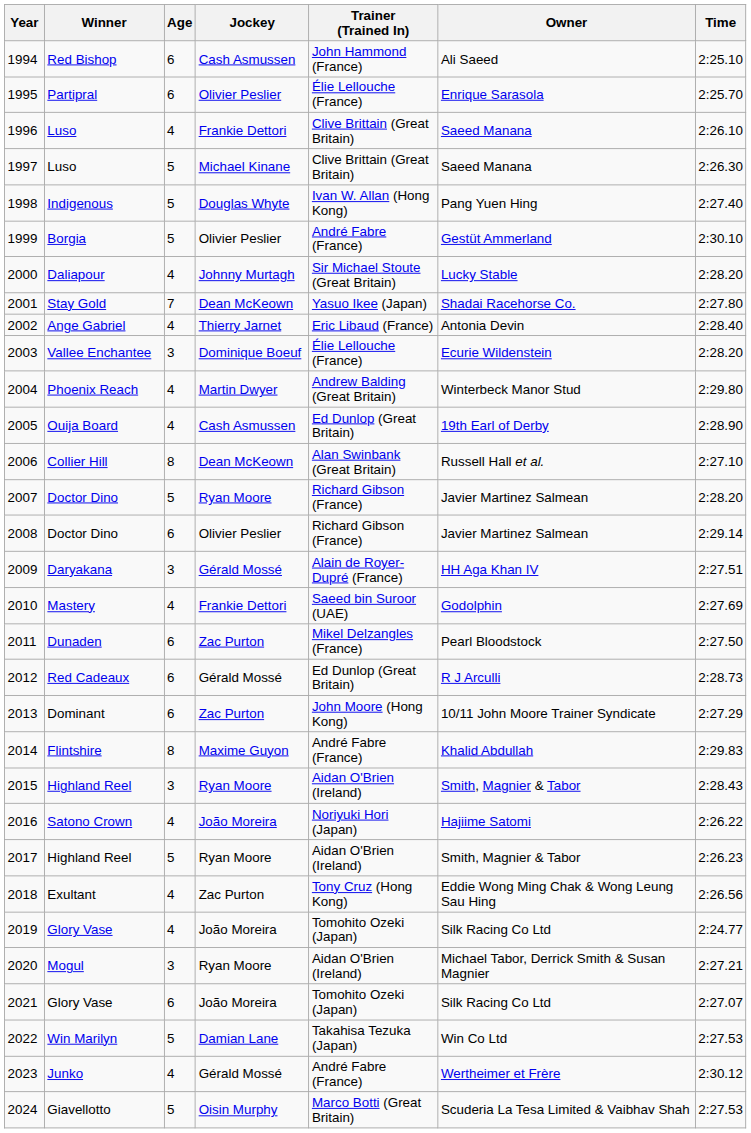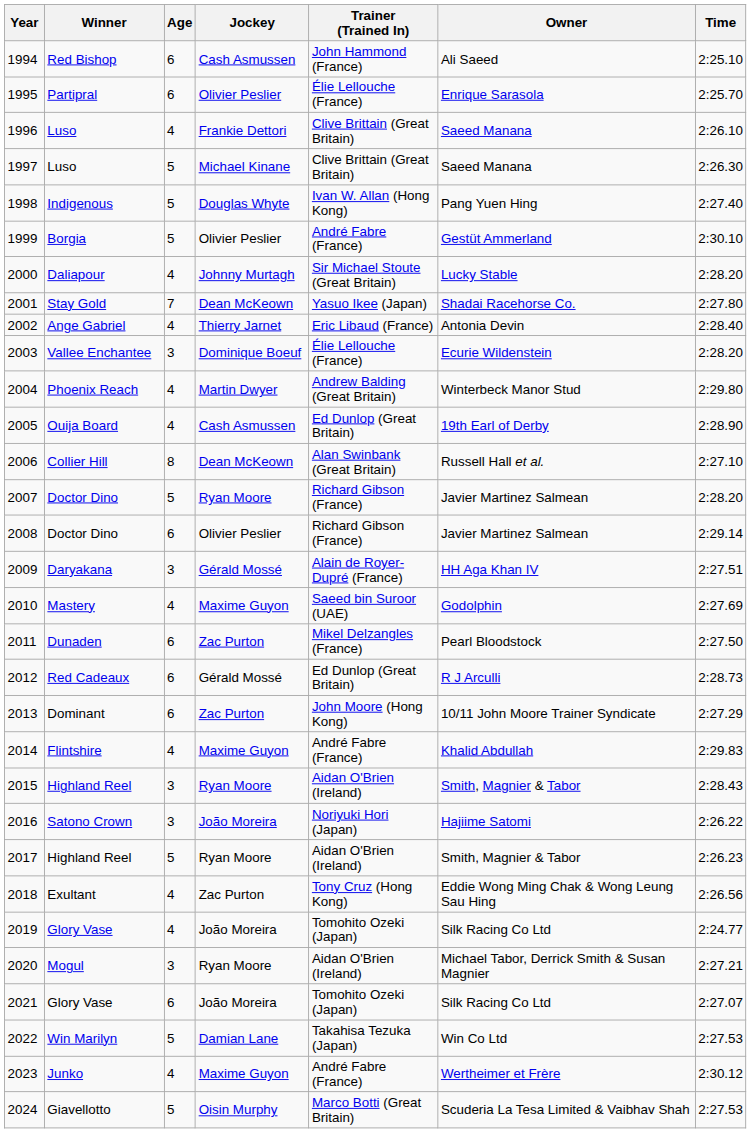(243, 606) Frankie Dettori -> (244, 606) Maxime Guyon
(171, 750) 8 -> (171, 750) 4
(171, 822) 4 -> (171, 822) 3
(240, 1074) Gérald Mossé -> (244, 1074) Maxime Guyon
